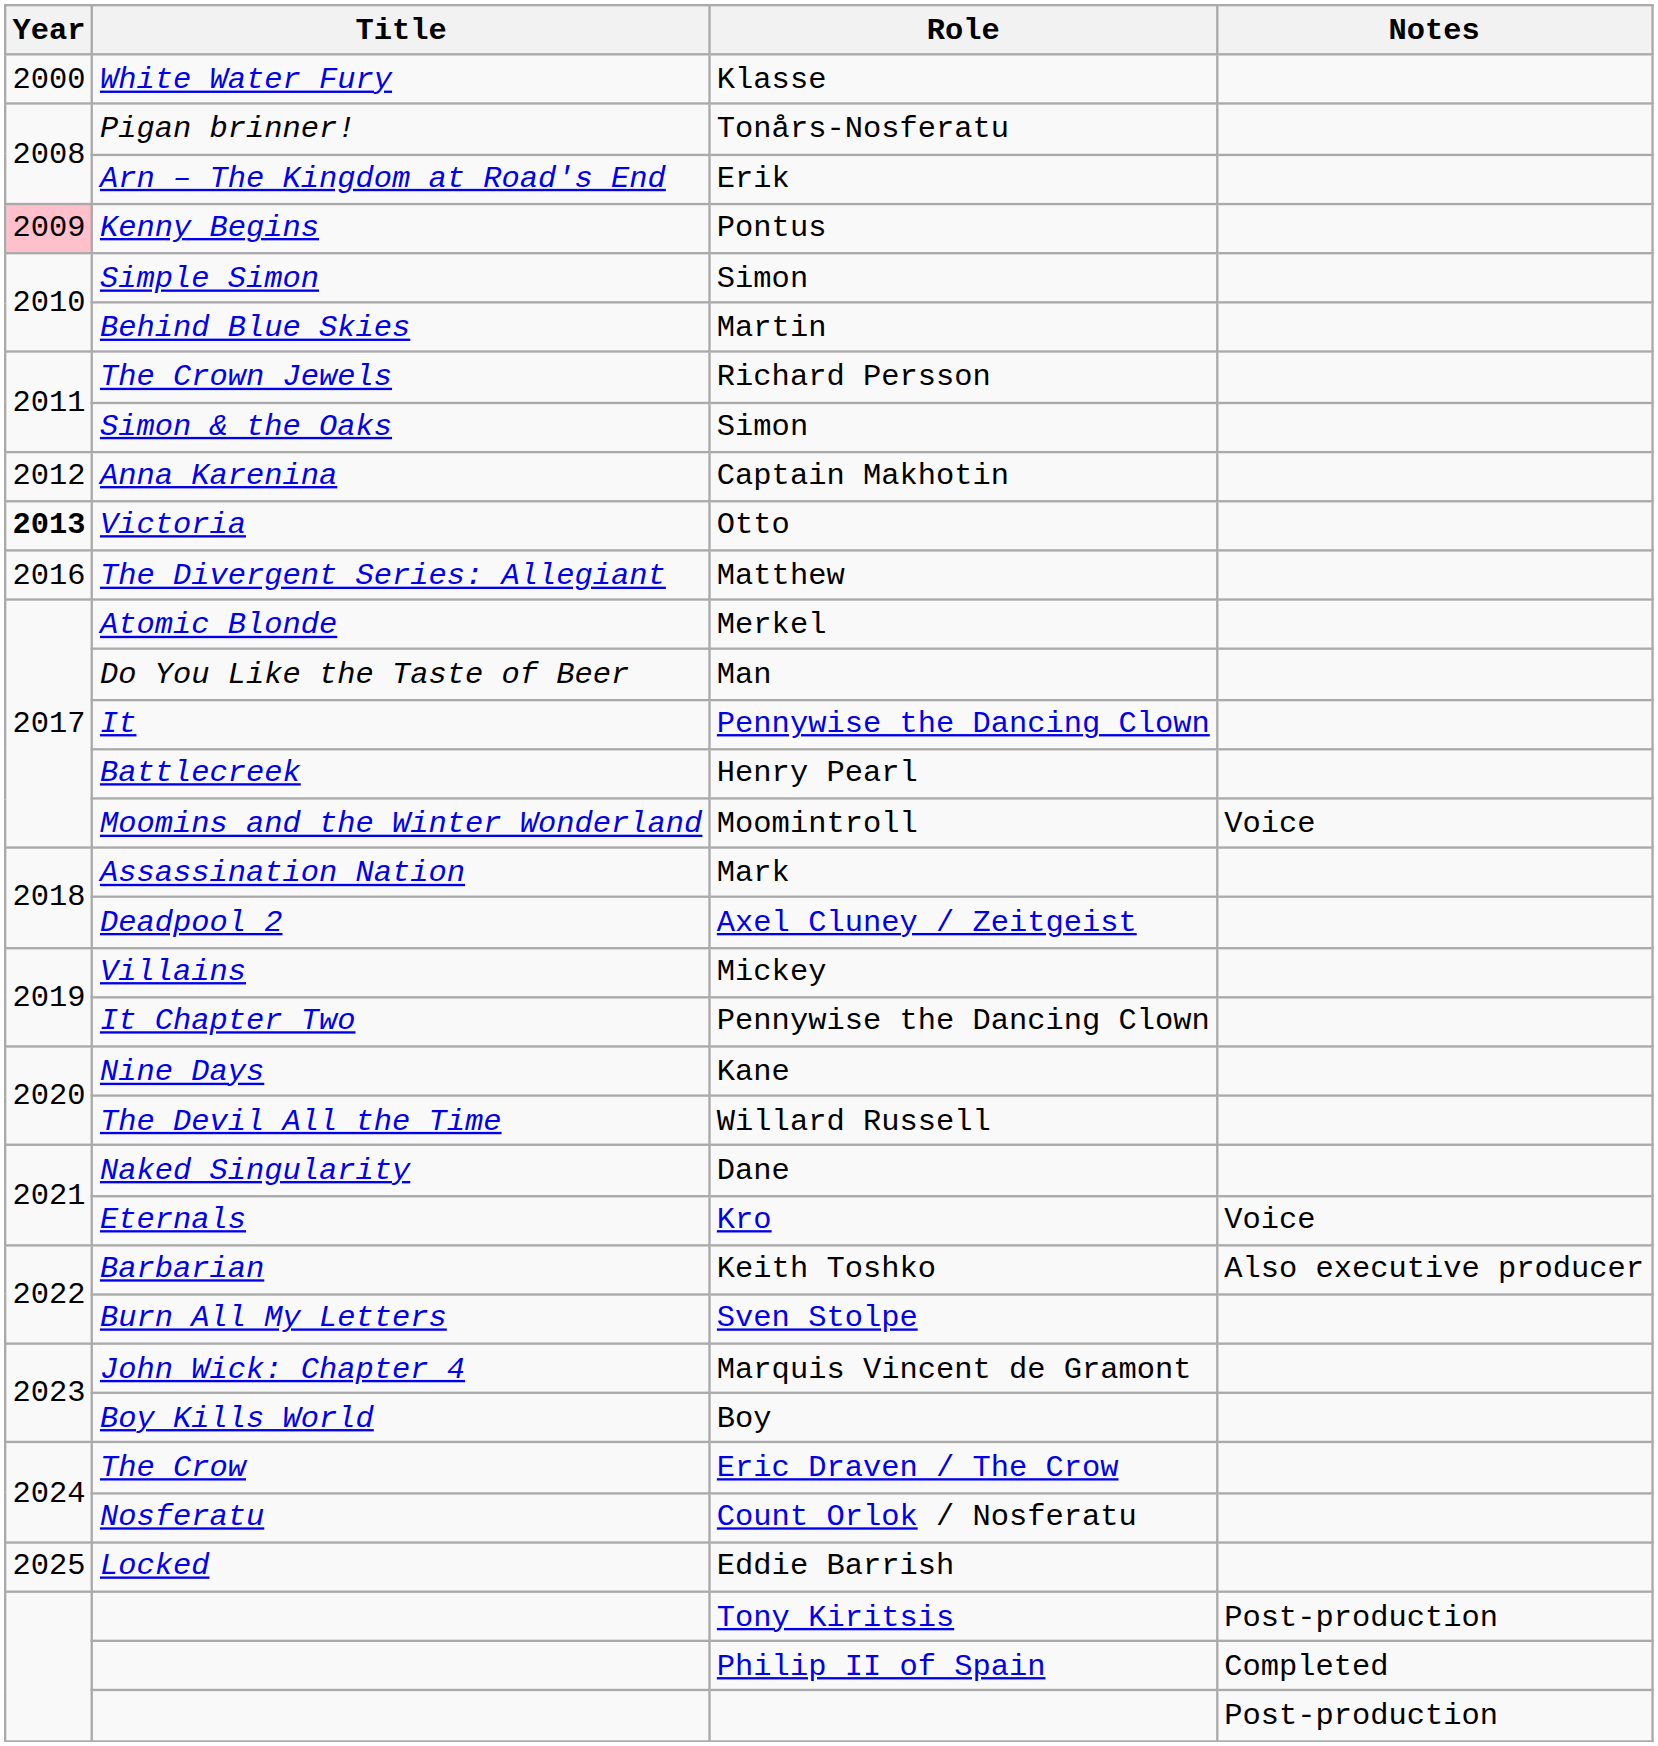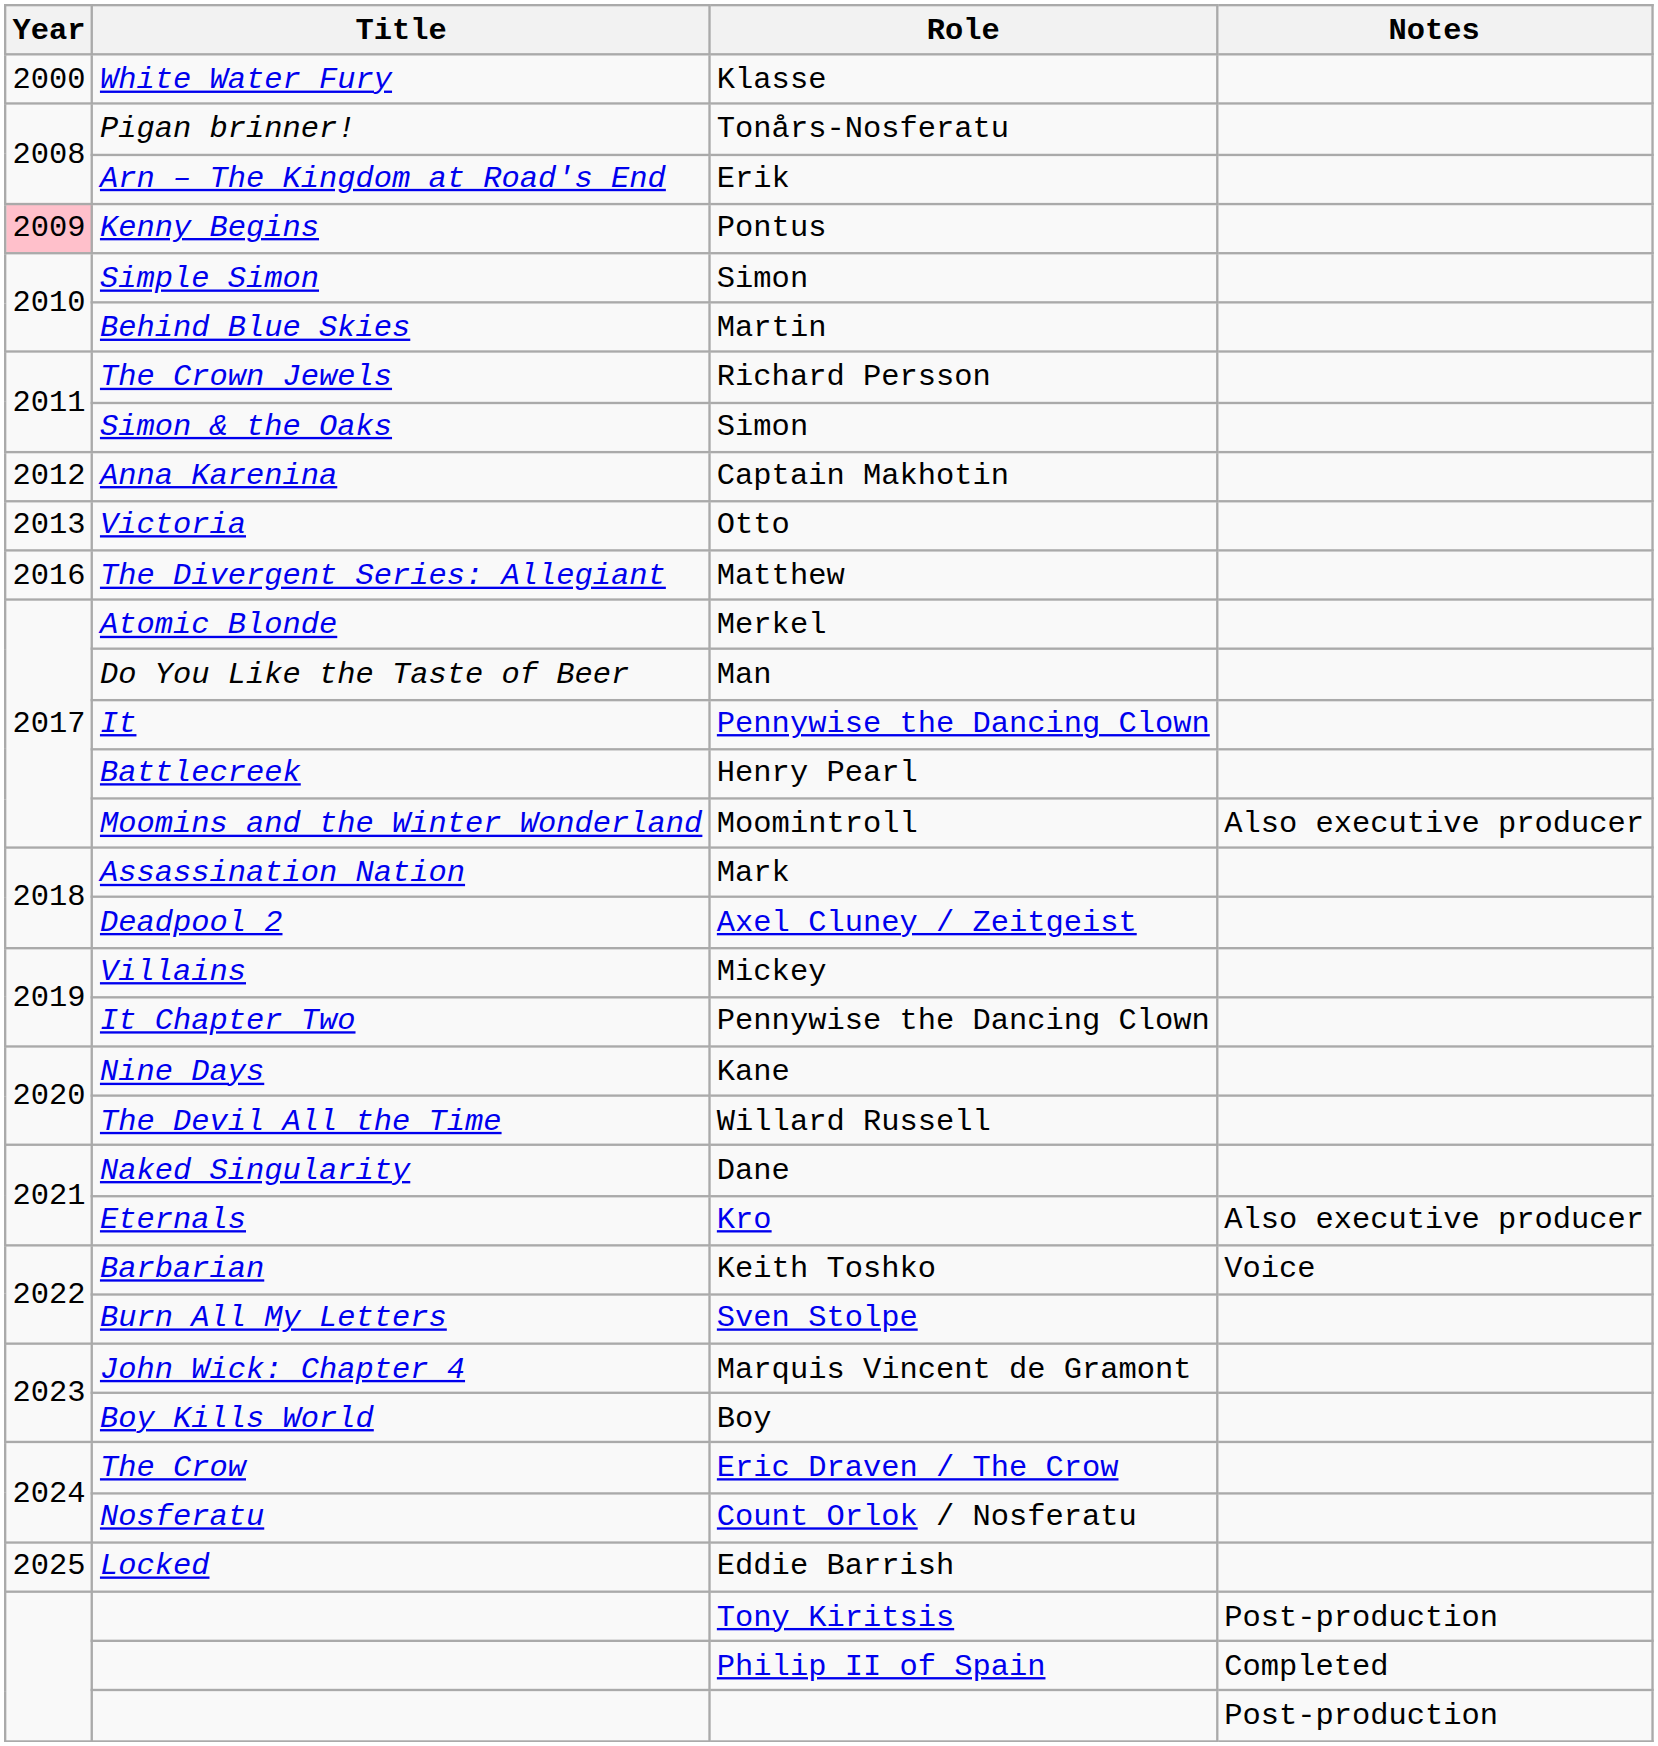(49, 526) bold -> (49, 526) normal
(1270, 823) Voice -> (1434, 823) Also executive producer
(1270, 1220) Voice -> (1434, 1220) Also executive producer
(1434, 1269) Also executive producer -> (1270, 1269) Voice
